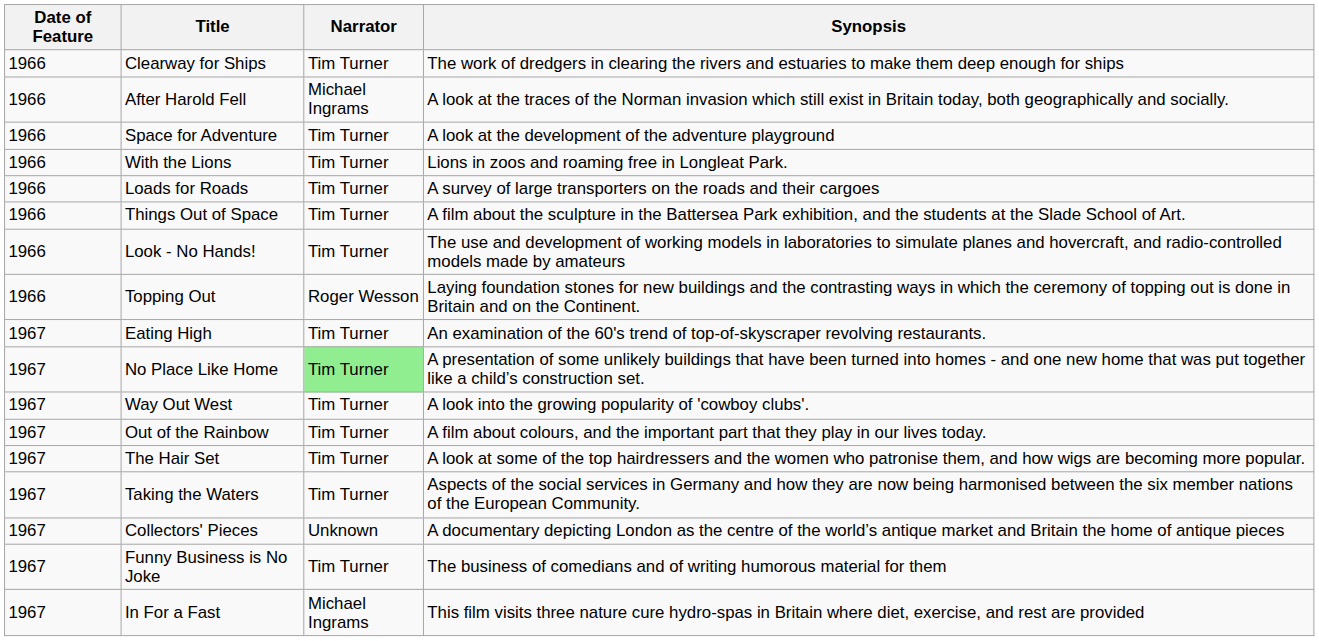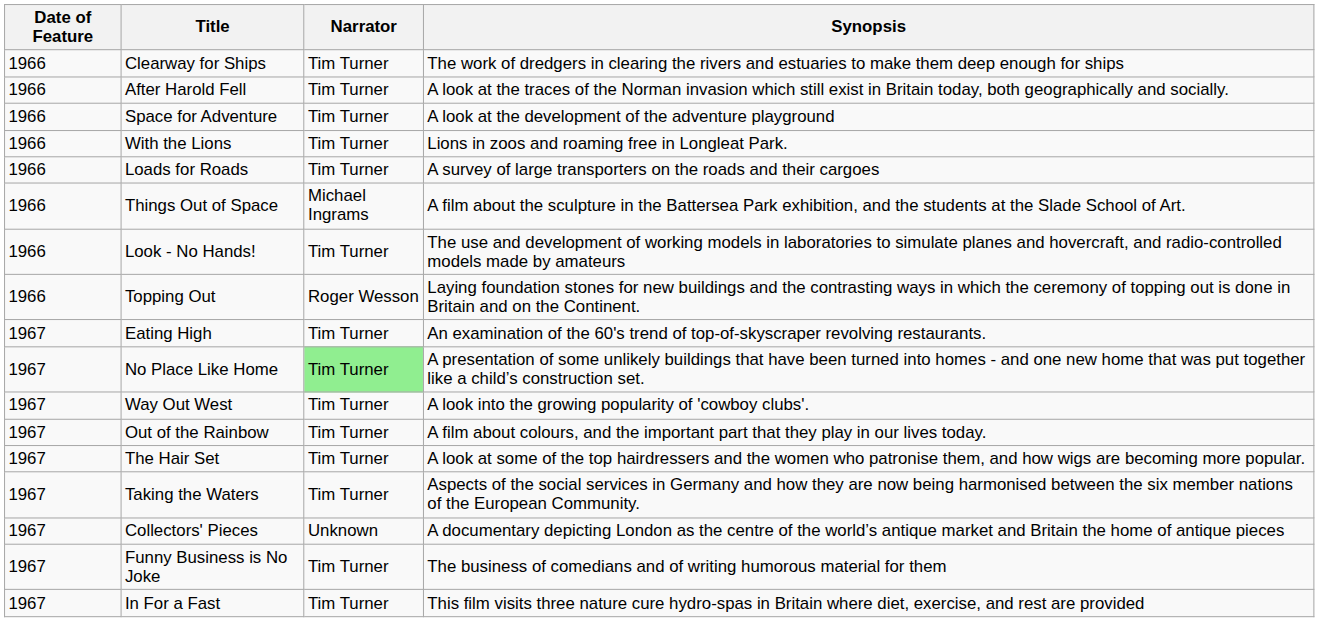(338, 99) Michael Ingrams -> (348, 90) Tim Turner
(348, 215) Tim Turner -> (338, 206) Michael Ingrams
(338, 612) Michael Ingrams -> (348, 603) Tim Turner
